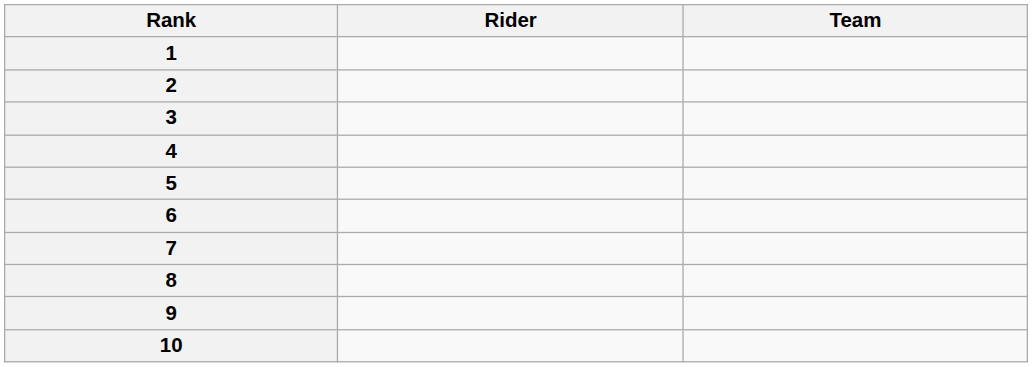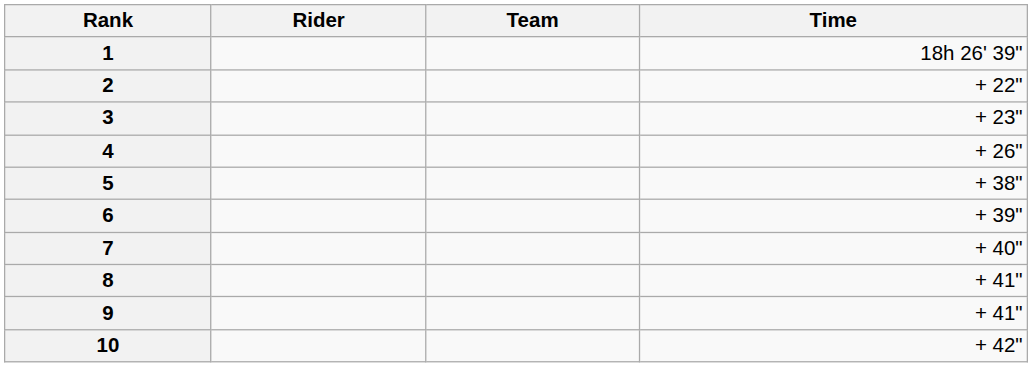+ column: (833, 20)
